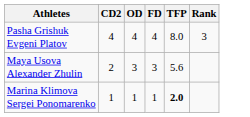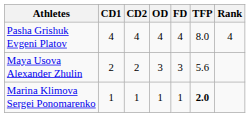+ column: (111, 13)
(204, 37) 3 -> (230, 37) 4
